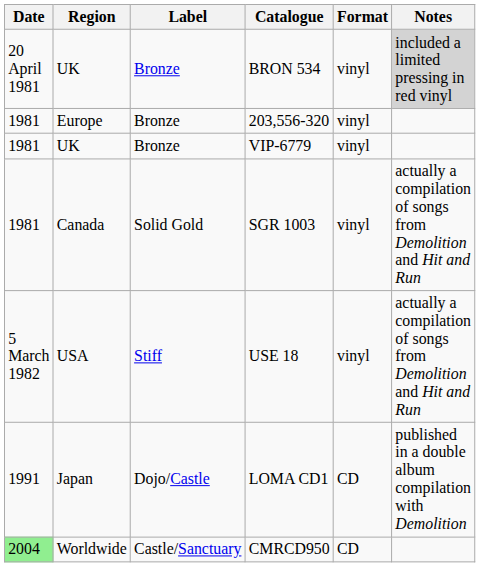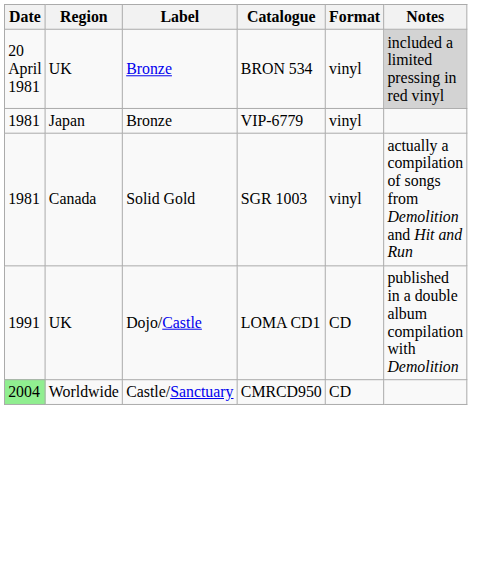- row: (289, 120)
(68, 145) UK -> (67, 120) Japan
- row: (274, 356)
(75, 479) Japan -> (60, 322) UK
